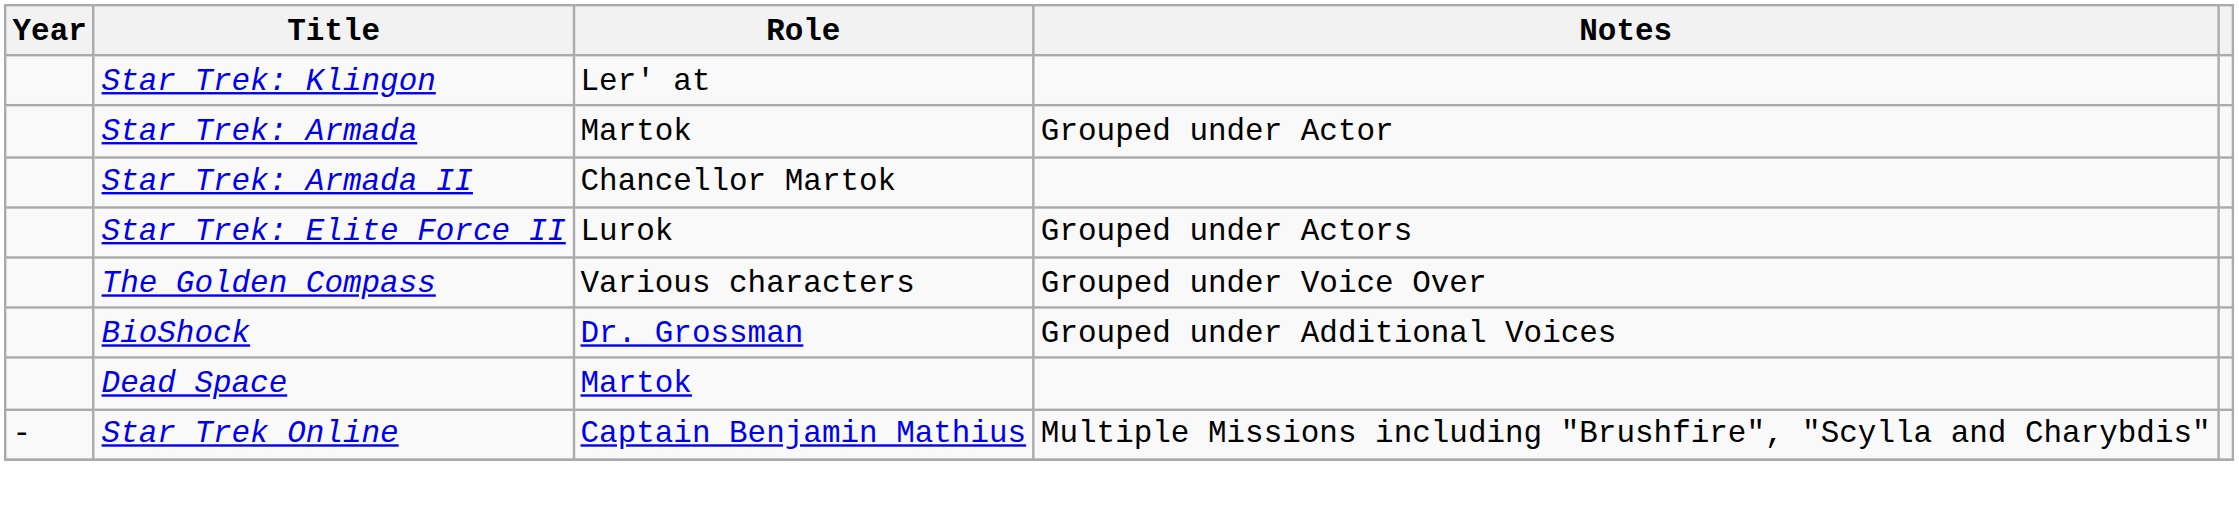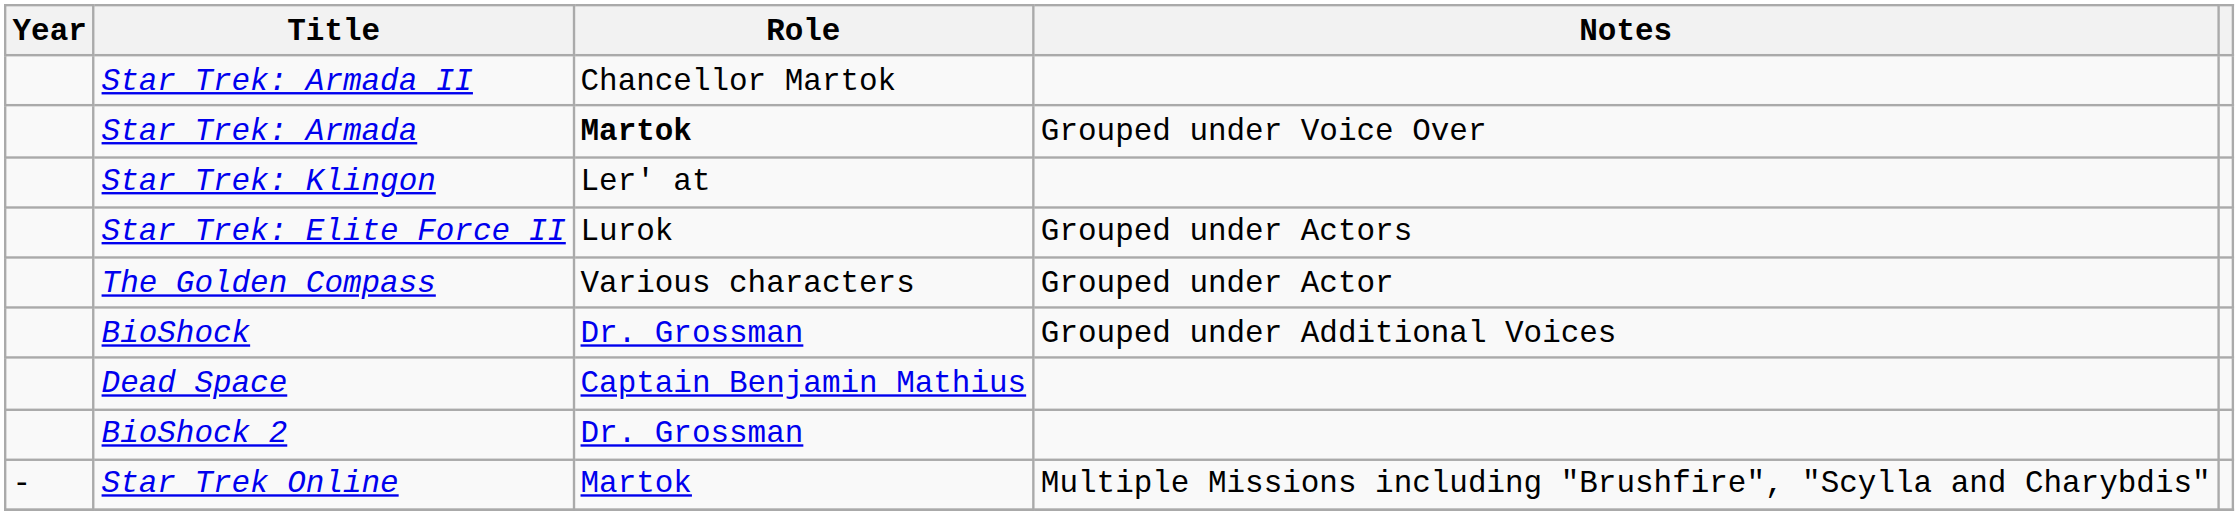rows swapped: (269, 81) <-> (287, 182)
(636, 131) normal -> (636, 131) bold
(1217, 131) Grouped under Actor -> (1264, 131) Grouped under Voice Over
(1264, 283) Grouped under Voice Over -> (1217, 283) Grouped under Actor
(636, 383) Martok -> (803, 383) Captain Benjamin Mathius
+ row: (194, 434)
(803, 434) Captain Benjamin Mathius -> (636, 484) Martok
